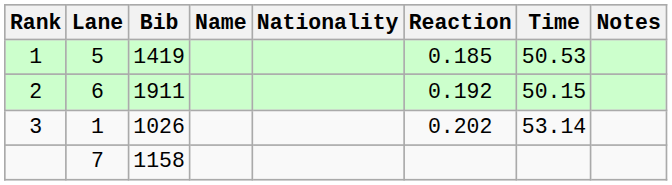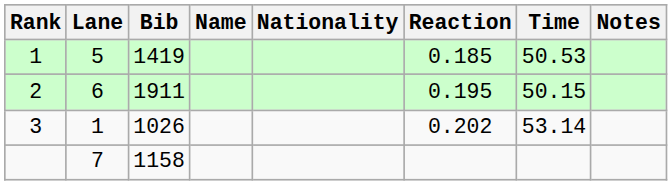(460, 92) 0.192 -> (460, 92) 0.195
